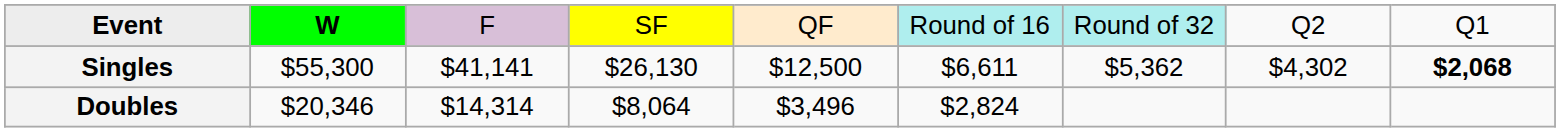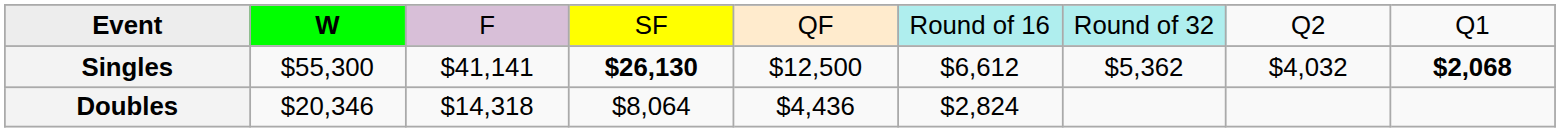(651, 66) normal -> (651, 66) bold
(980, 66) $6,611 -> (980, 66) $6,612
(1308, 66) $4,302 -> (1308, 66) $4,032
(487, 107) $14,314 -> (487, 107) $14,318
(816, 107) $3,496 -> (816, 107) $4,436
